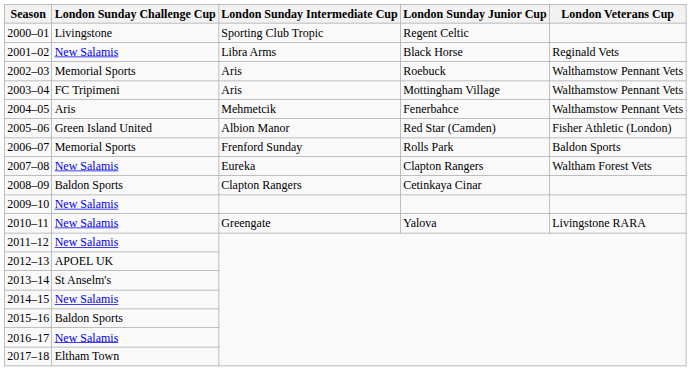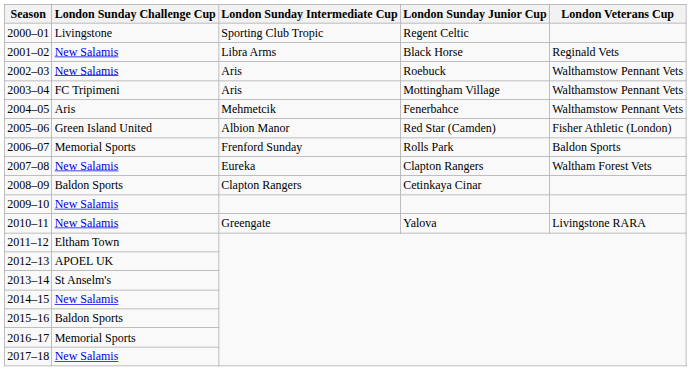(95, 71) Memorial Sports -> (86, 71) New Salamis
(86, 242) New Salamis -> (87, 242) Eltham Town
(86, 337) New Salamis -> (95, 337) Memorial Sports
(87, 356) Eltham Town -> (86, 356) New Salamis
